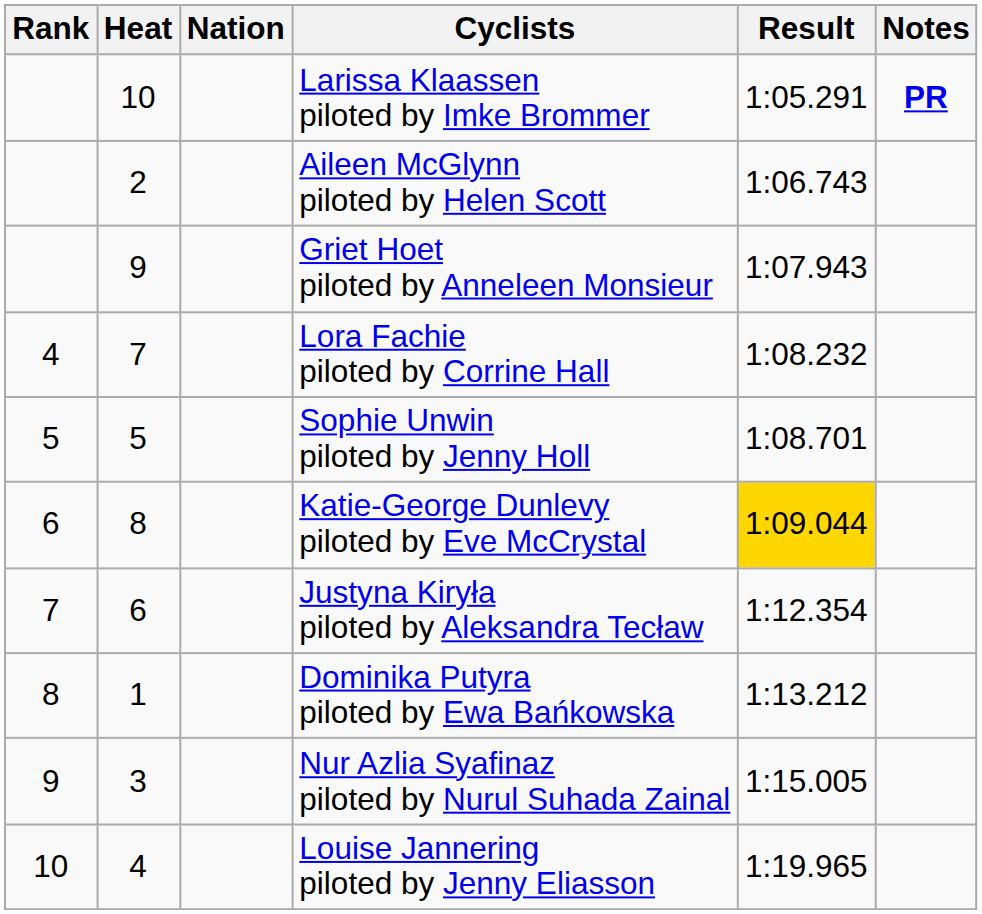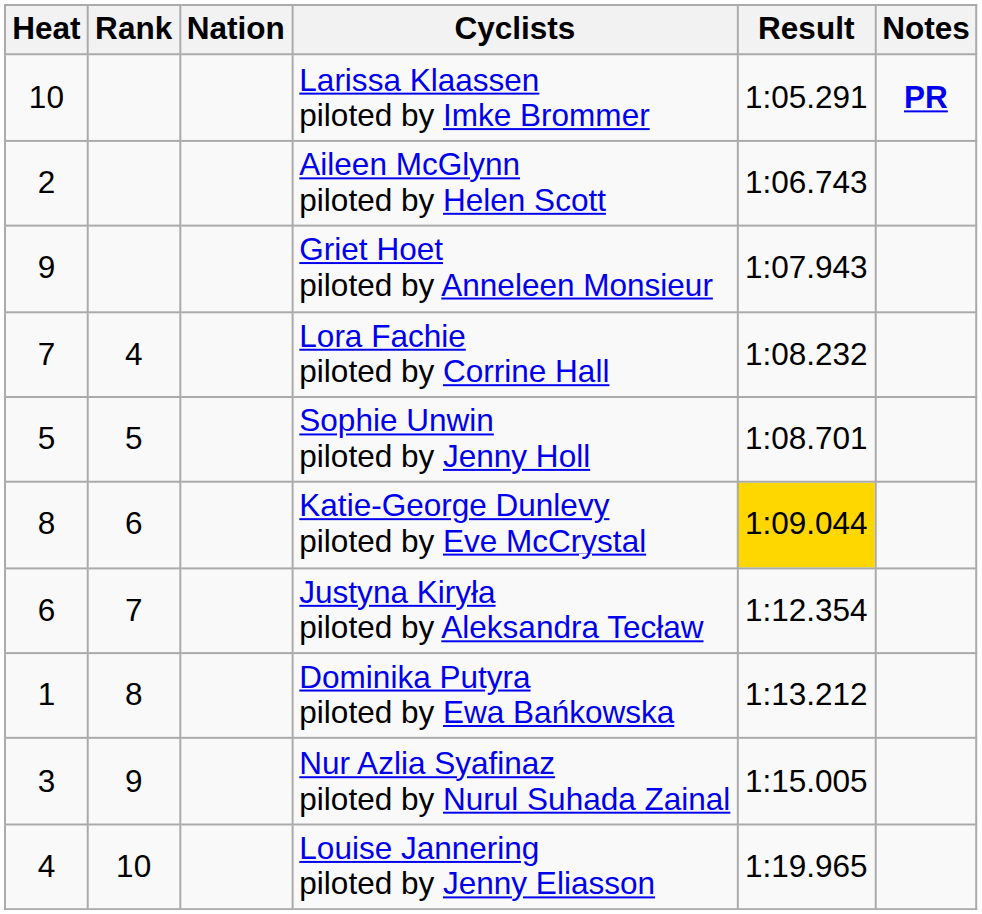columns swapped: (51, 29) <-> (138, 29)
